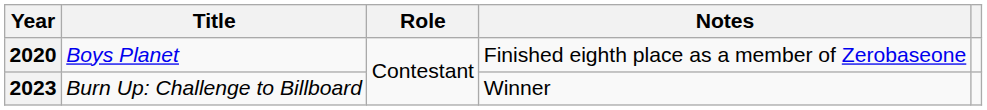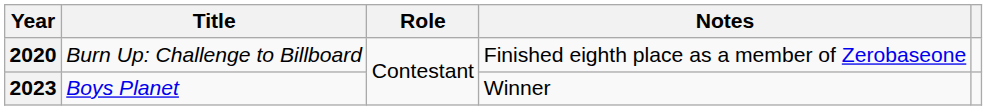(123, 54) Boys Planet -> (214, 54) Burn Up: Challenge to Billboard
(214, 88) Burn Up: Challenge to Billboard -> (123, 88) Boys Planet
